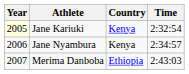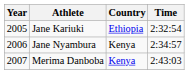(17, 28) lightyellow background -> (17, 28) no background
(122, 28) Kenya -> (126, 28) Ethiopia
(126, 61) Ethiopia -> (122, 61) Kenya
